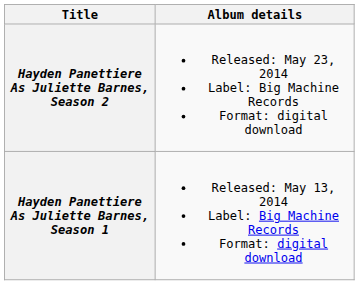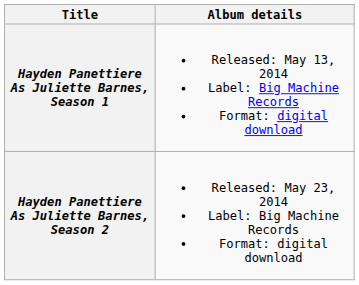rows swapped: (80, 216) <-> (80, 88)
